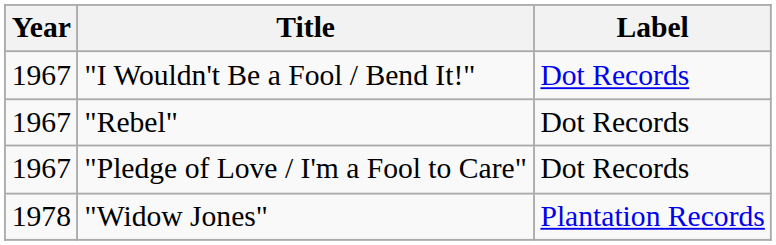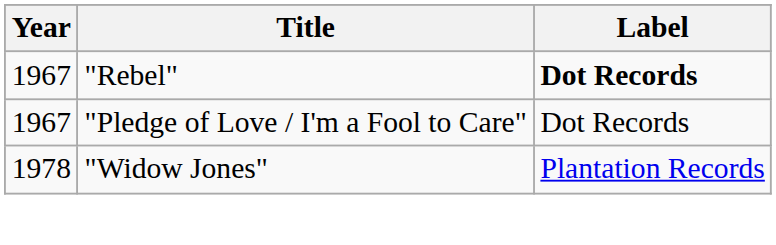- row: (280, 74)
(615, 121) normal -> (619, 74) bold
